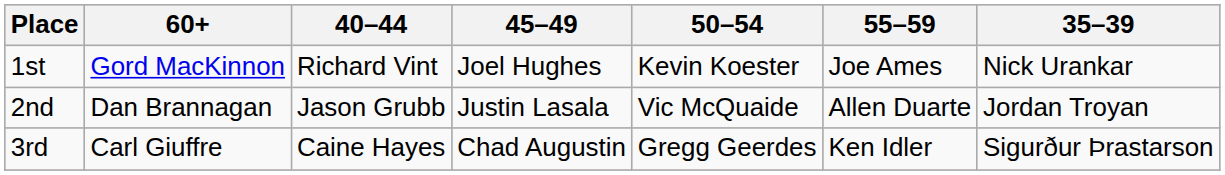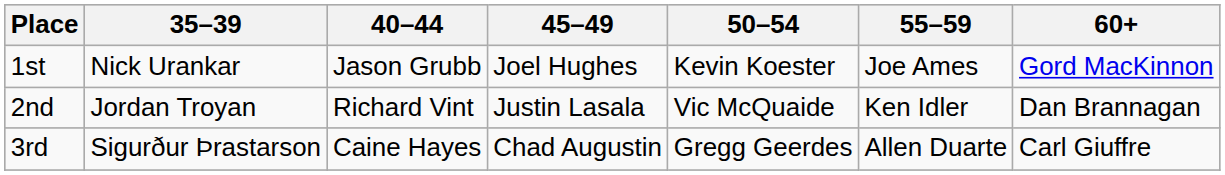columns swapped: (1098, 25) <-> (188, 25)
(367, 66) Richard Vint -> (407, 66) Jason Grubb
(371, 107) Jason Grubb -> (403, 107) Richard Vint
(900, 107) Allen Duarte -> (916, 107) Ken Idler
(880, 148) Ken Idler -> (936, 148) Allen Duarte
